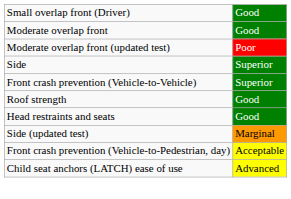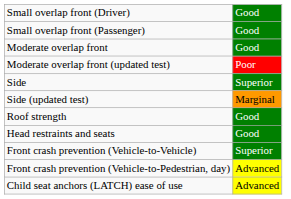+ row: (76, 30)
rows swapped: (48, 133) <-> (102, 82)
(260, 151) Acceptable -> (257, 168) Advanced
